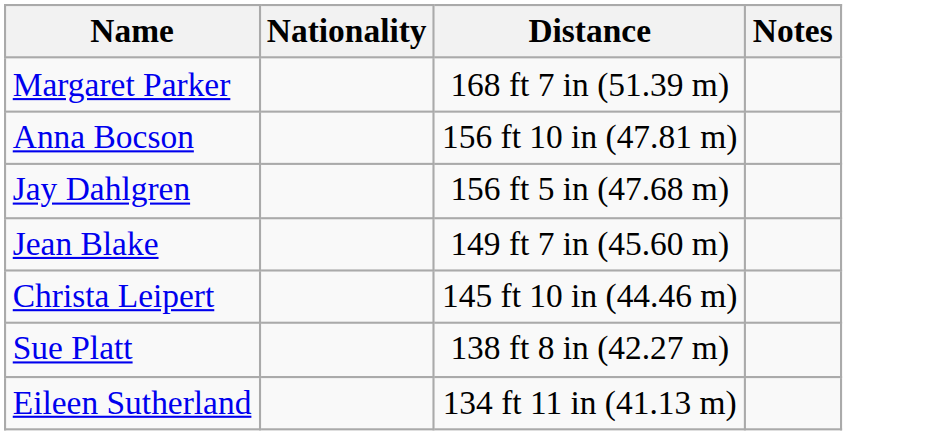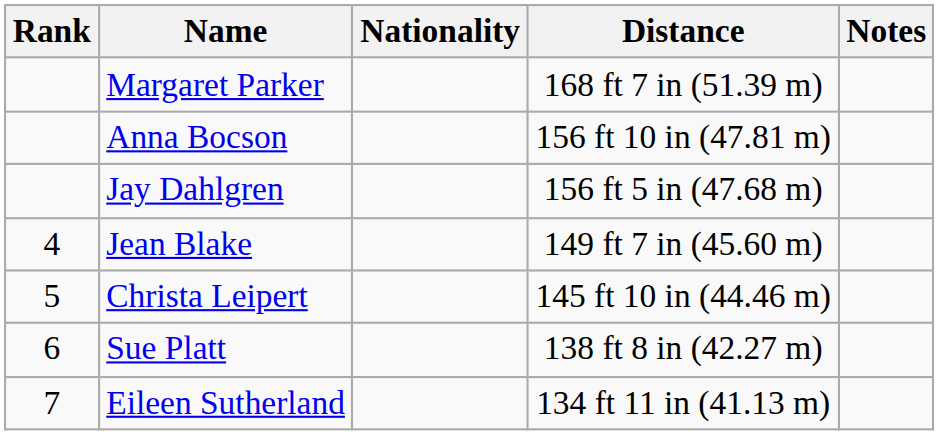+ column: (52, 31)
